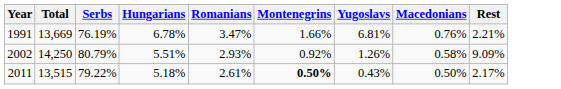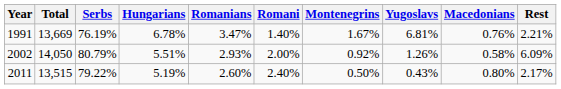+ column: (278, 14)
(315, 34) 1.66% -> (363, 34) 1.67%
(55, 53) 14,250 -> (55, 53) 14,050
(488, 53) 9.09% -> (537, 53) 6.09%
(169, 73) 5.18% -> (169, 73) 5.19%
(235, 73) 2.61% -> (235, 73) 2.60%
(314, 73) bold -> (363, 73) normal
(450, 73) 0.50% -> (499, 73) 0.80%
